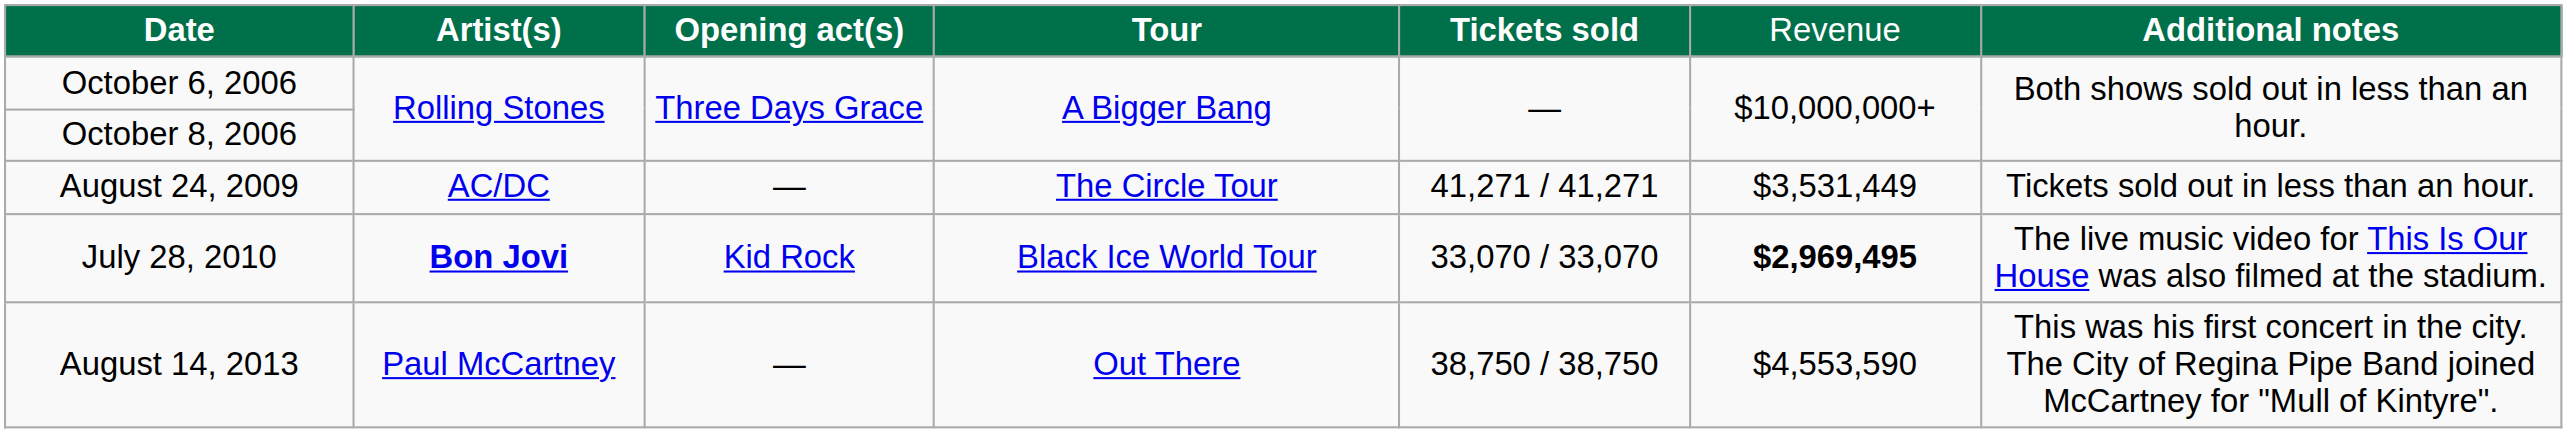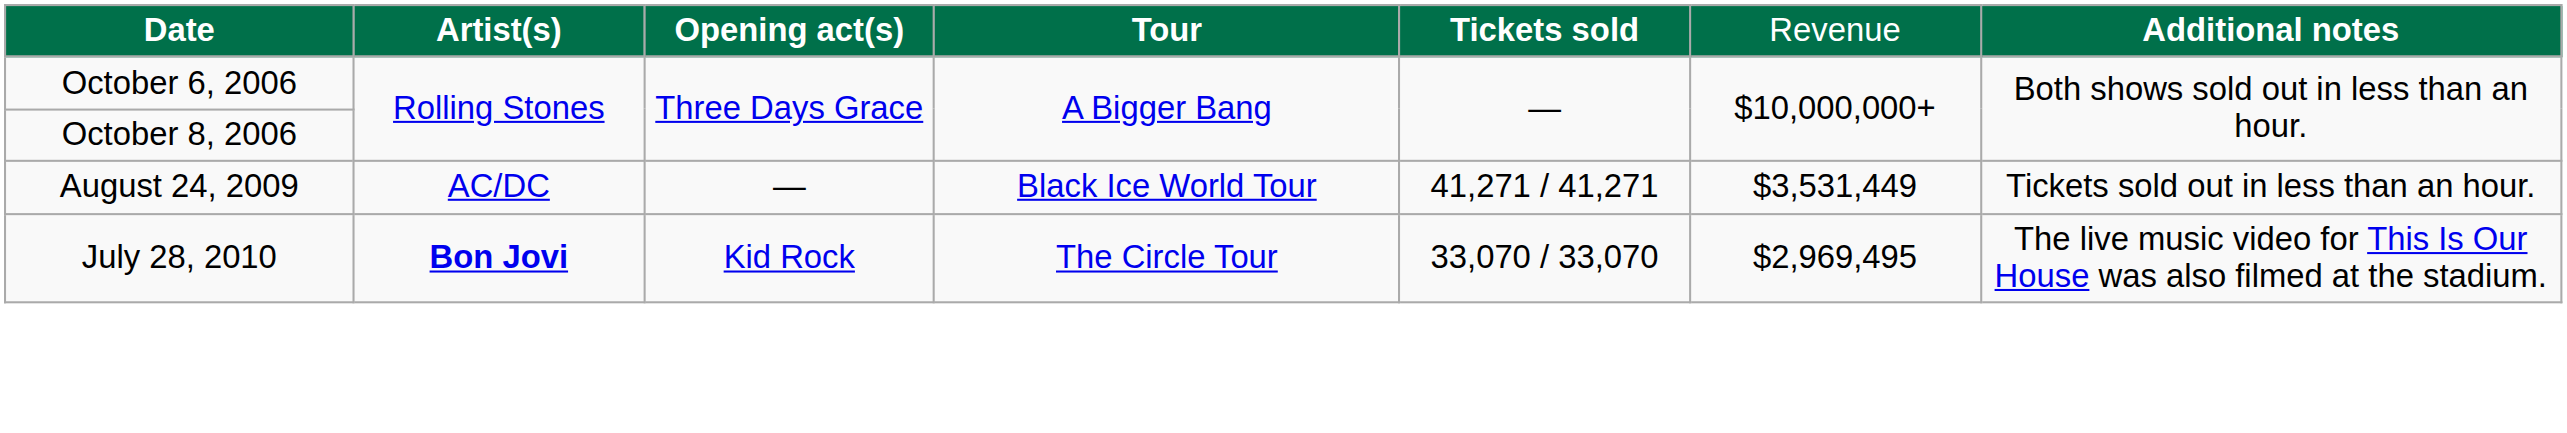(1167, 186) The Circle Tour -> (1167, 186) Black Ice World Tour
(1167, 257) Black Ice World Tour -> (1167, 257) The Circle Tour
(1835, 257) bold -> (1835, 257) normal
- row: (179, 364)
